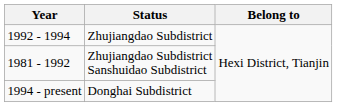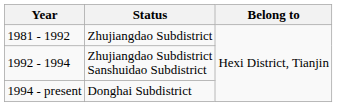(39, 35) 1992 - 1994 -> (39, 35) 1981 - 1992
(39, 63) 1981 - 1992 -> (39, 63) 1992 - 1994
